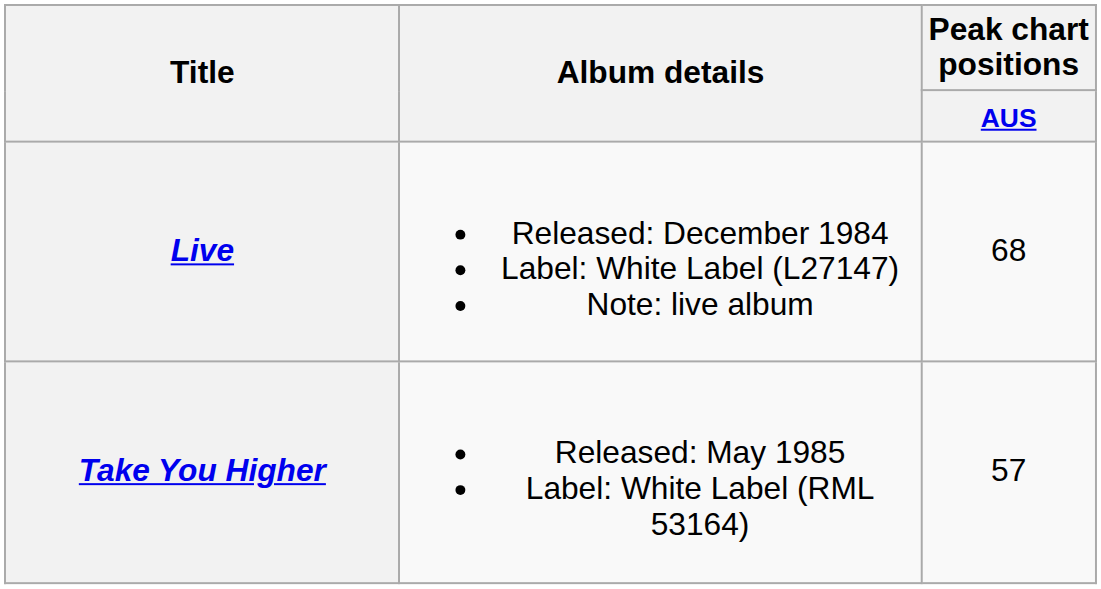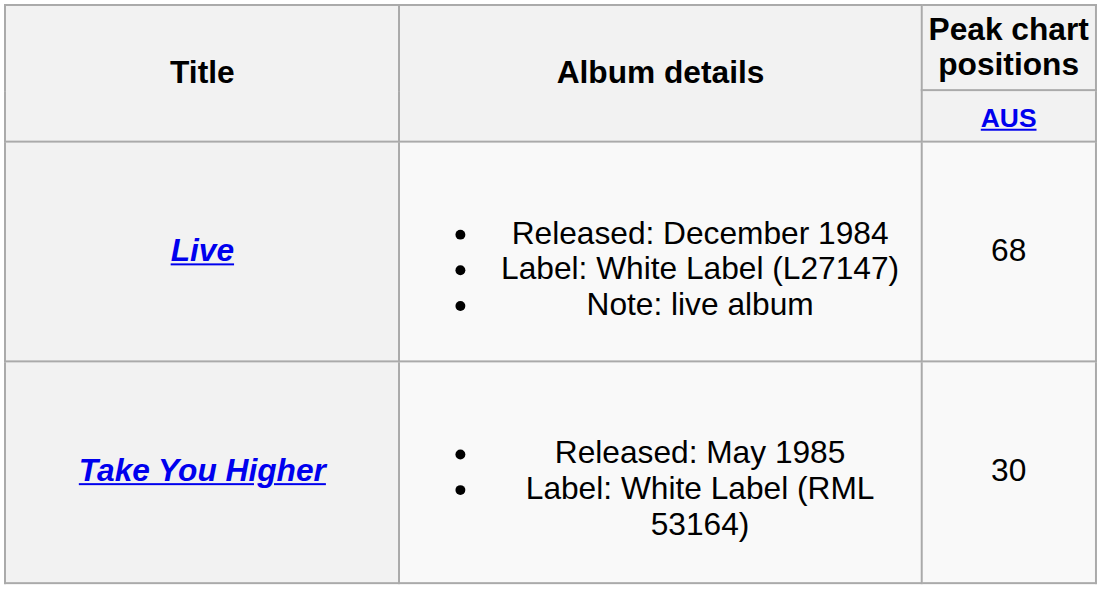(1009, 471) 57 -> (1009, 471) 30
